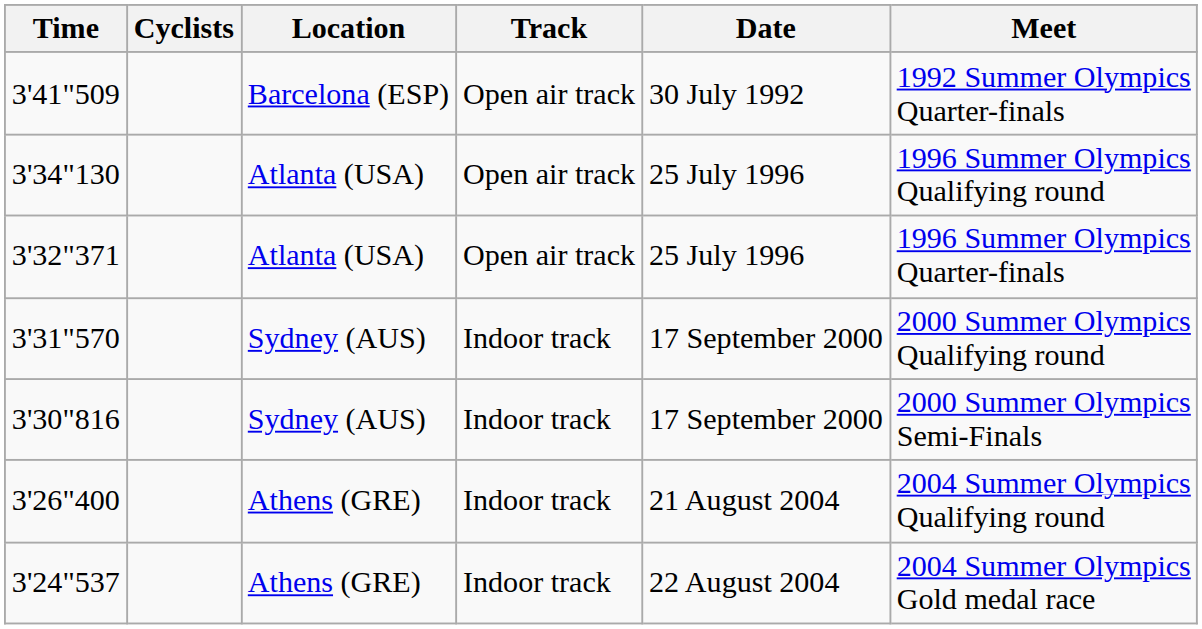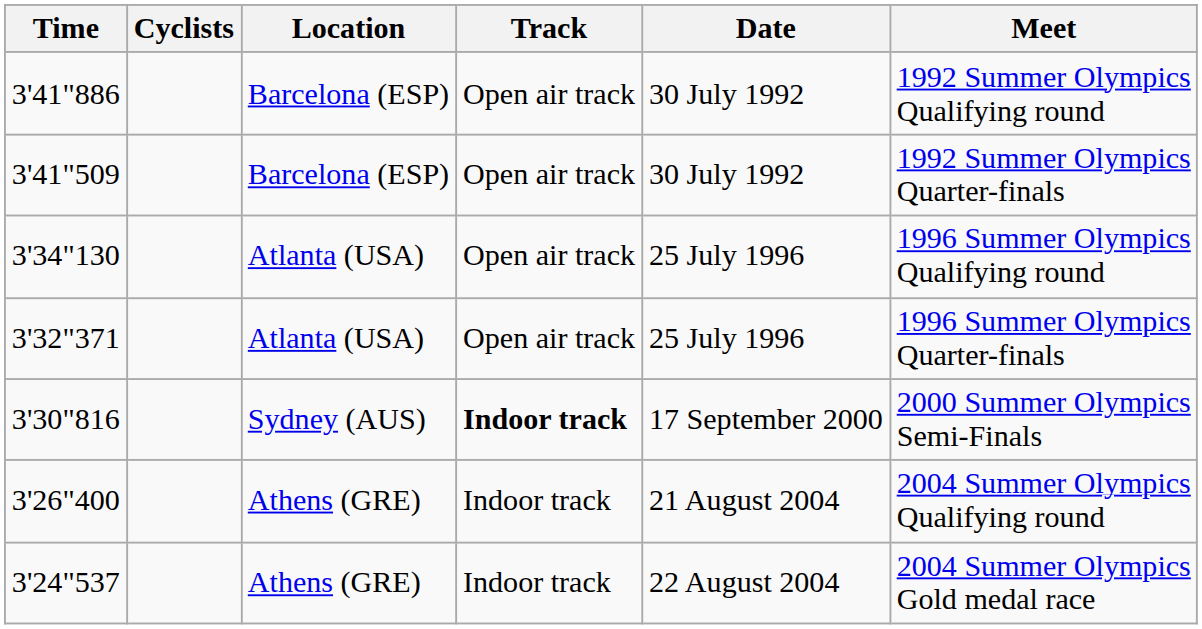+ row: (66, 92)
- row: (66, 337)
(537, 419) normal -> (545, 419) bold
